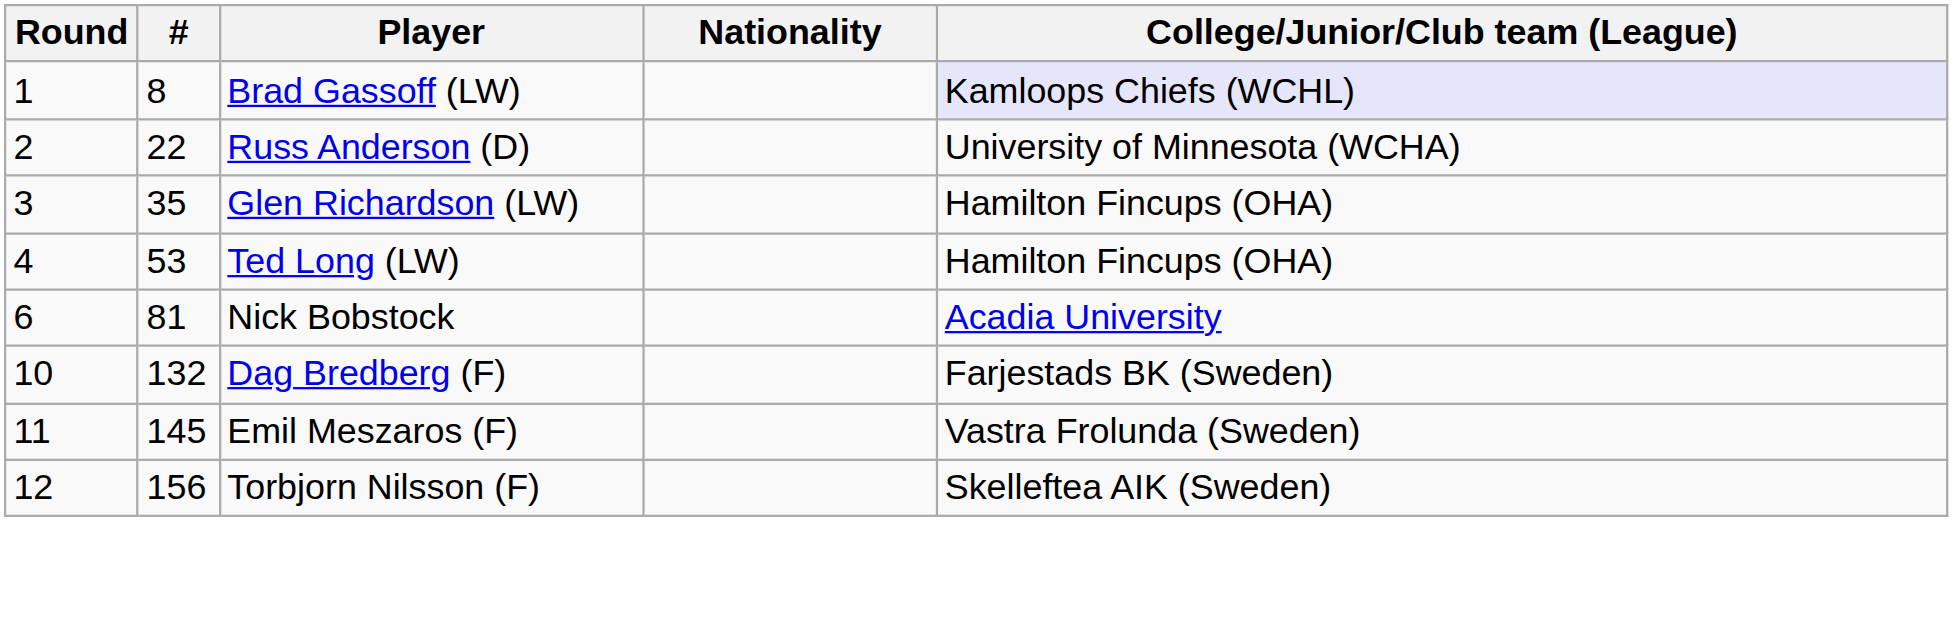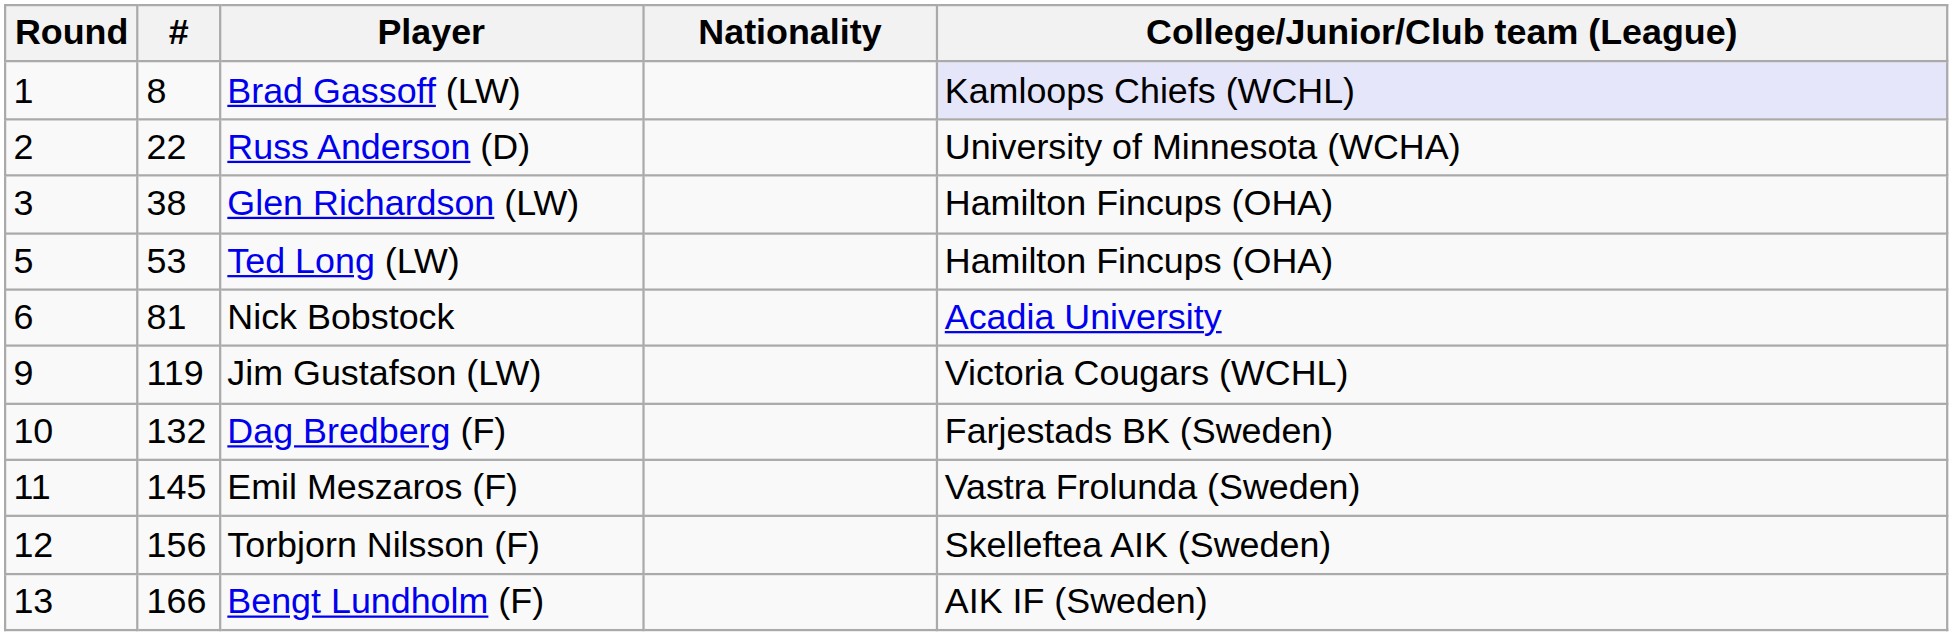(166, 203) 35 -> (166, 203) 38
(23, 260) 4 -> (23, 260) 5
+ row: (384, 373)
+ row: (386, 601)
